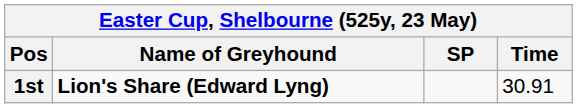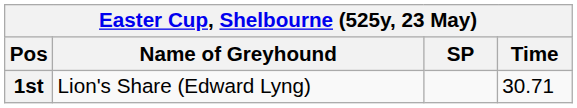(193, 86) bold -> (184, 86) normal
(528, 86) 30.91 -> (528, 86) 30.71
